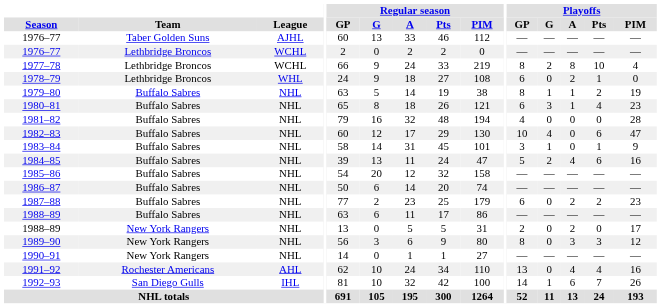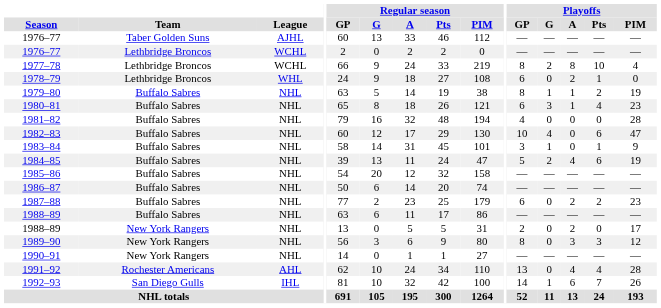(635, 160) 16 -> (635, 160) 19
(635, 269) 16 -> (635, 269) 28
